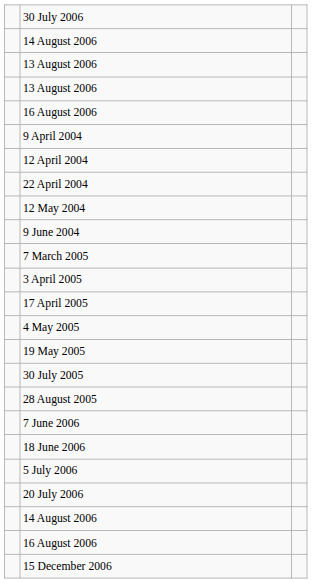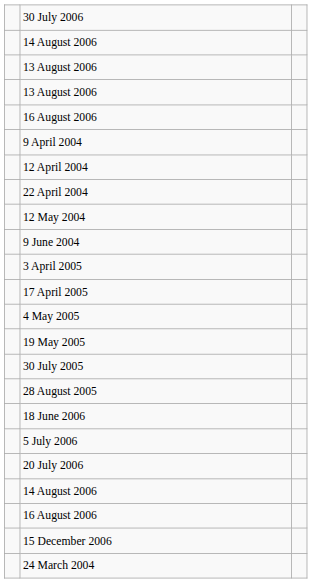- row: (12, 256)
- row: (12, 423)
+ row: (12, 566)
